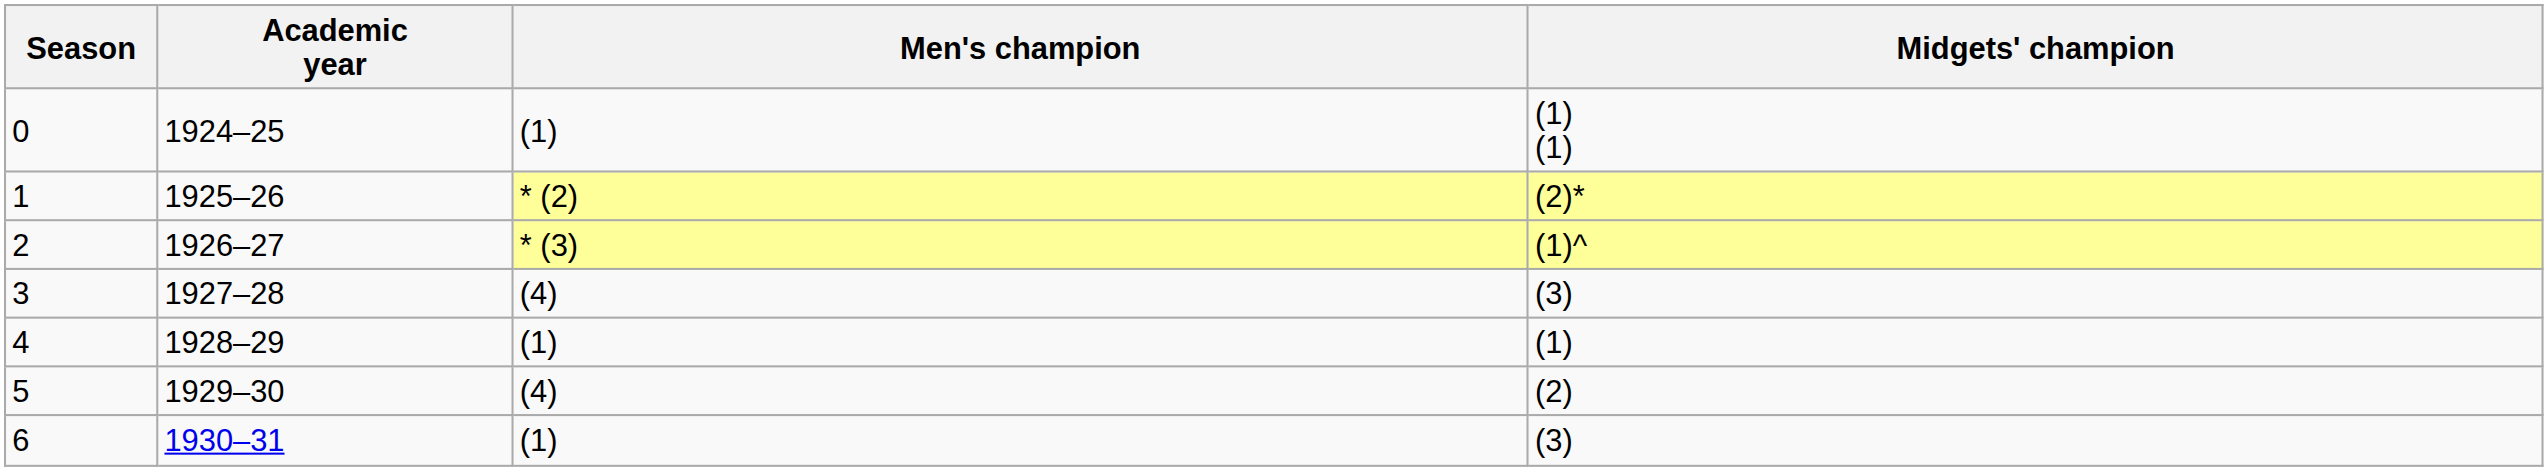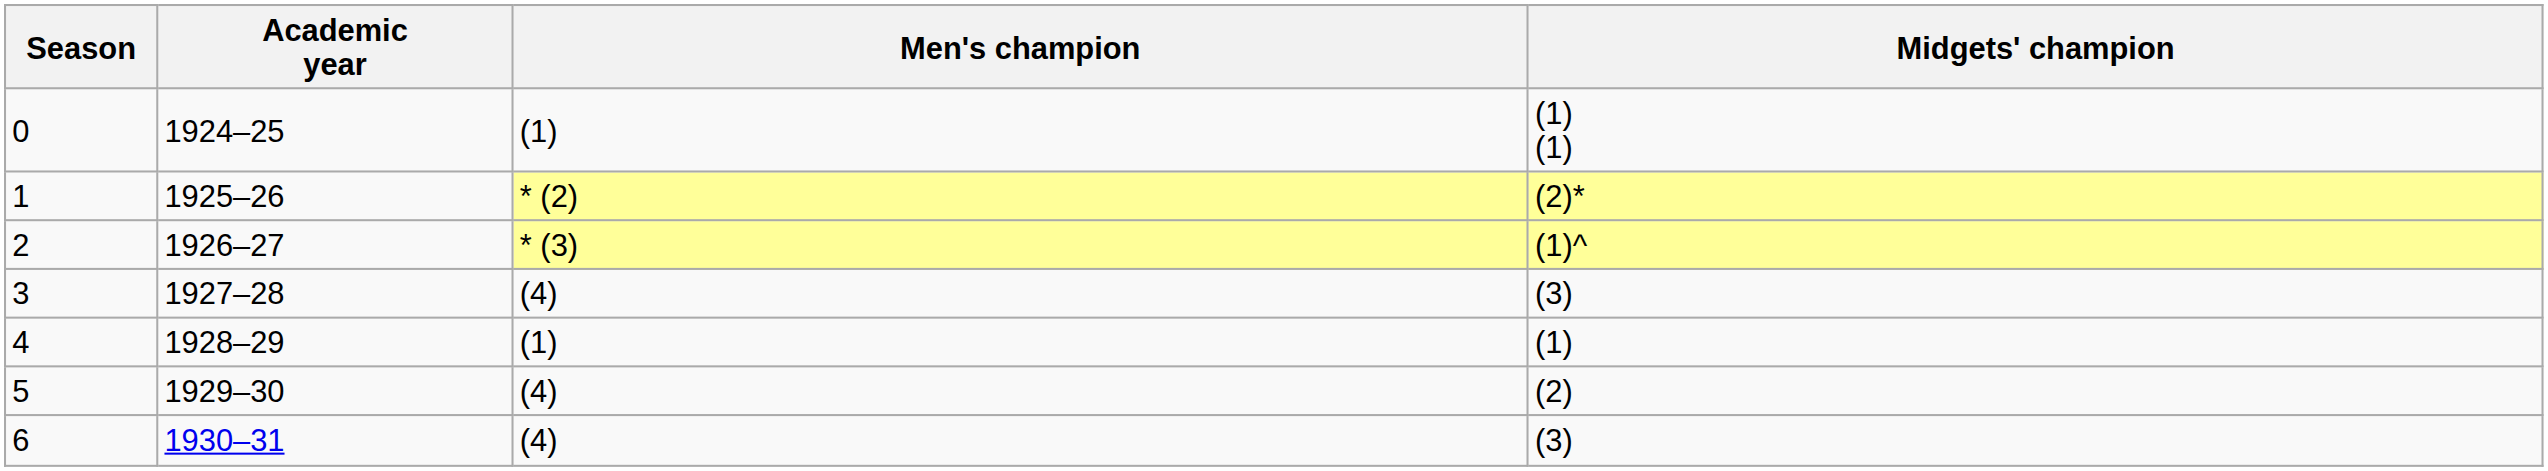(539, 441) (1) -> (539, 441) (4)
